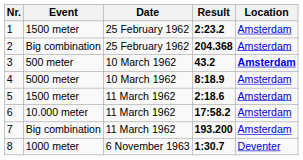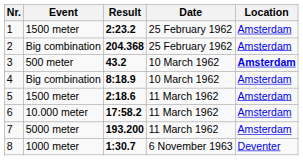columns swapped: (214, 12) <-> (148, 12)
(52, 79) 5000 meter -> (63, 79) Big combination
(63, 130) Big combination -> (52, 130) 5000 meter
